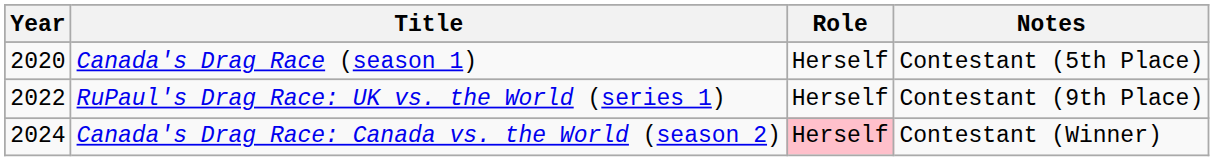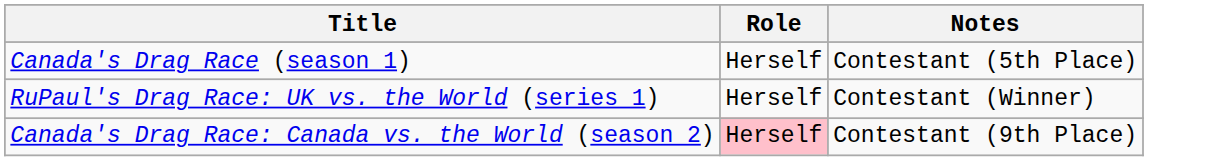- column: (38, 24)
(1051, 99) Contestant (9th Place) -> (964, 99) Contestant (Winner)
(1031, 136) Contestant (Winner) -> (985, 136) Contestant (9th Place)
